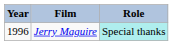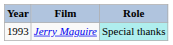(18, 31) 1996 -> (18, 31) 1993
